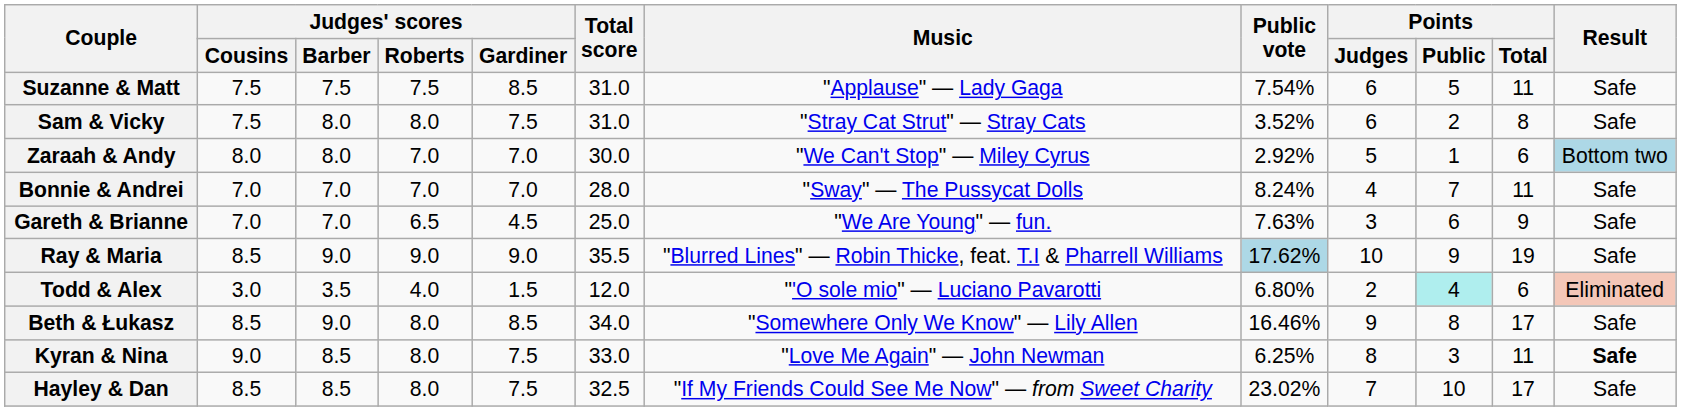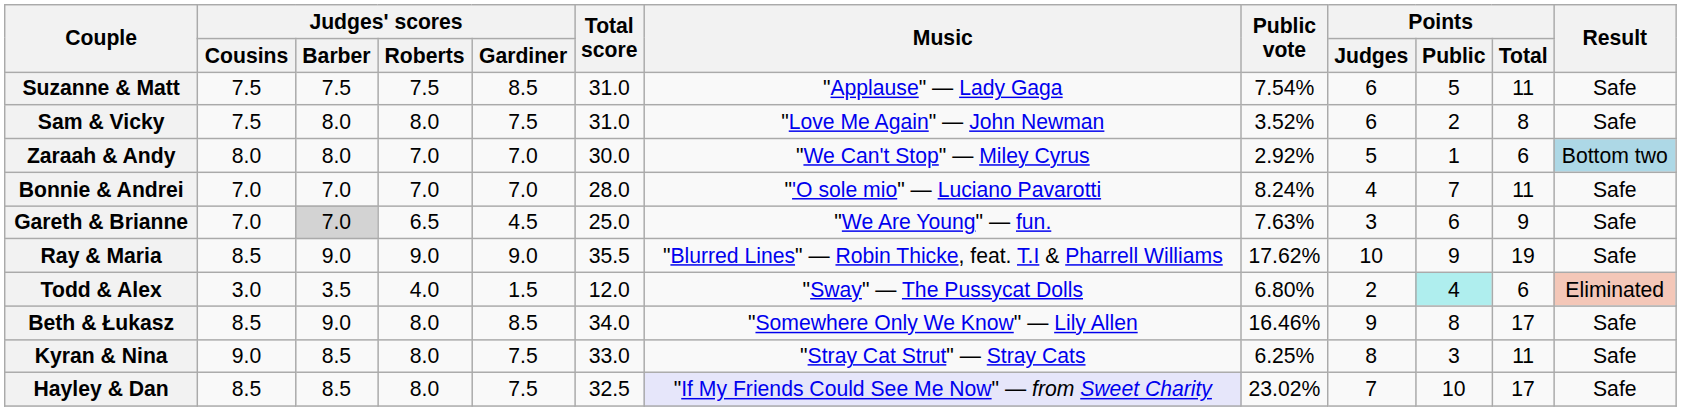(943, 122) "Stray Cat Strut" — Stray Cats -> (943, 122) "Love Me Again" — John Newman
(943, 189) "Sway" — The Pussycat Dolls -> (943, 189) "'O sole mio" — Luciano Pavarotti
(336, 223) no background -> (336, 223) lightgrey background
(1284, 256) lightblue background -> (1284, 256) no background
(943, 289) "'O sole mio" — Luciano Pavarotti -> (943, 289) "Sway" — The Pussycat Dolls
(943, 356) "Love Me Again" — John Newman -> (943, 356) "Stray Cat Strut" — Stray Cats
(1615, 356) bold -> (1615, 356) normal
(943, 390) no background -> (943, 390) lavender background
